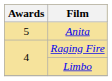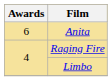(26, 31) 5 -> (26, 31) 6
